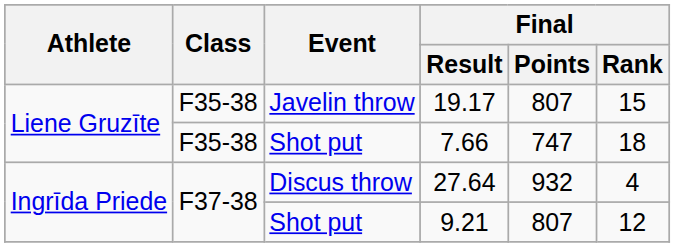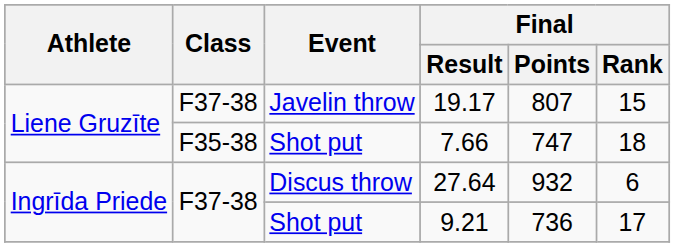(218, 104) F35-38 -> (218, 104) F37-38
(632, 182) 4 -> (632, 182) 6
(552, 222) 807 -> (552, 222) 736
(632, 222) 12 -> (632, 222) 17
